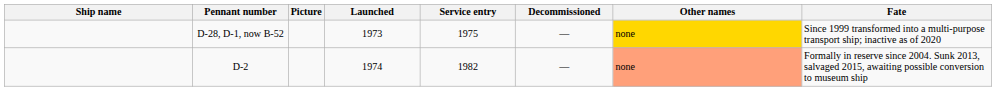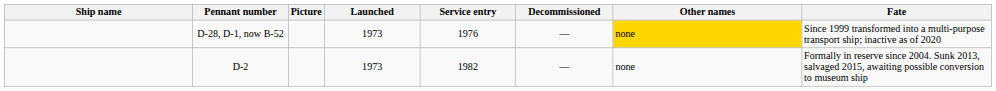(468, 34) 1975 -> (468, 34) 1976
(372, 67) 1974 -> (372, 67) 1973
(625, 67) lightsalmon background -> (625, 67) no background
